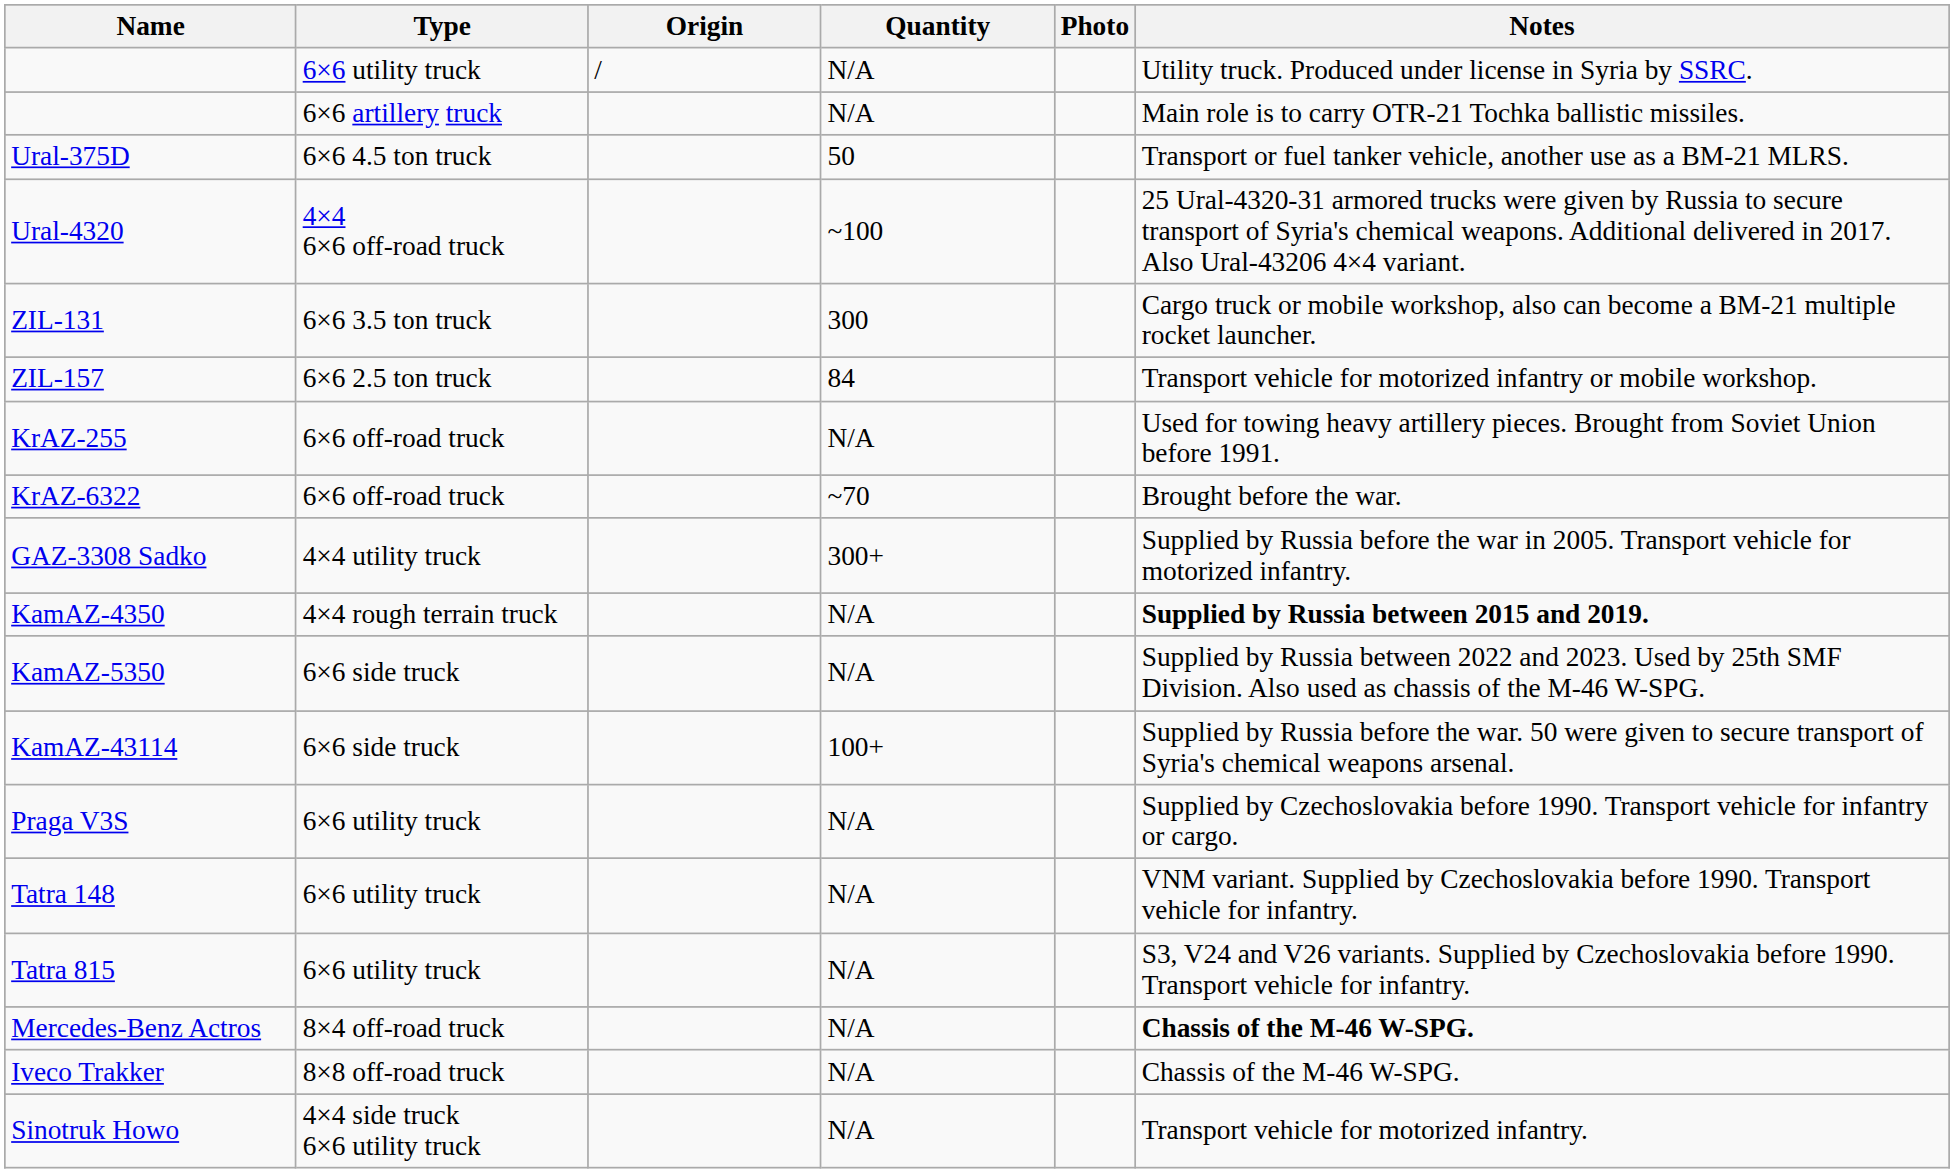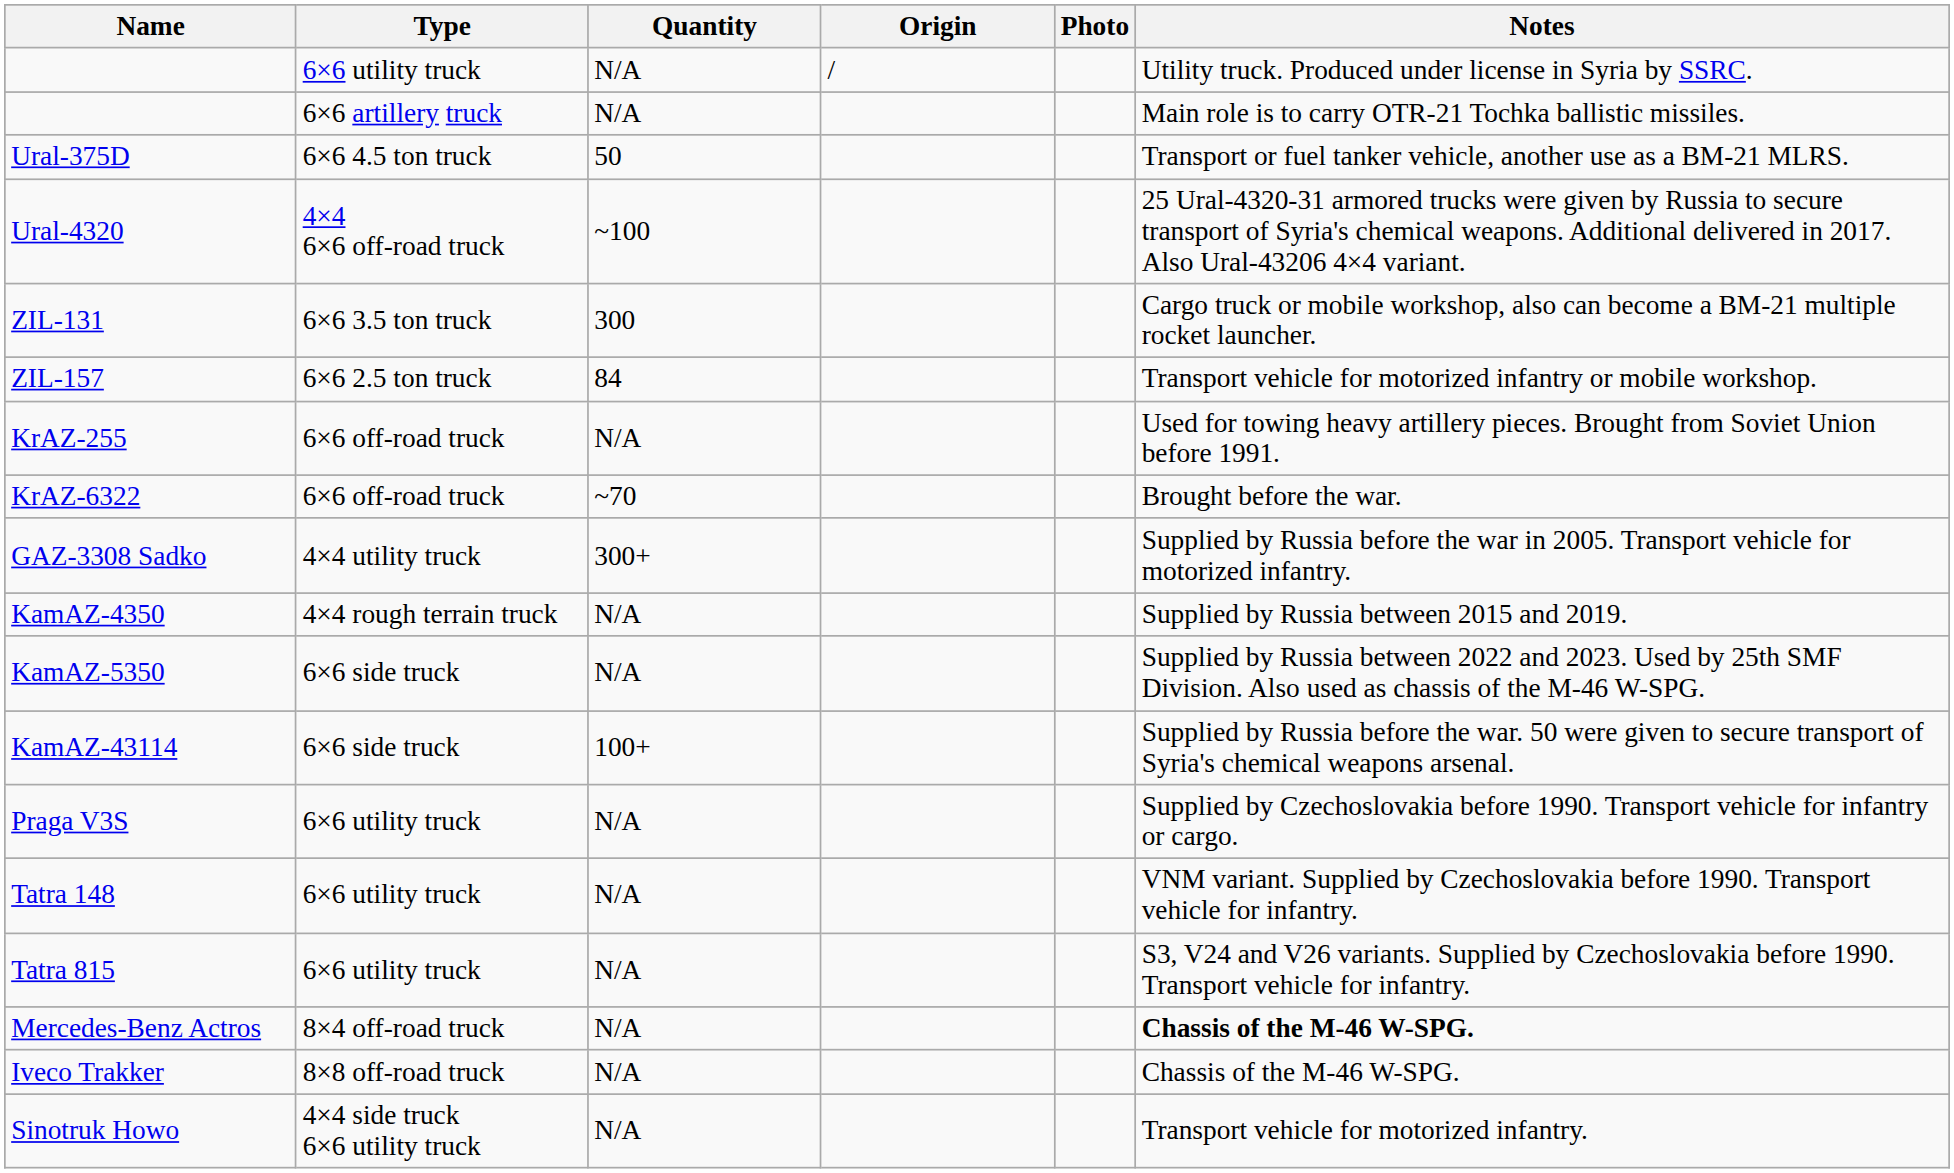columns swapped: (938, 26) <-> (705, 26)
(1395, 614) bold -> (1384, 614) normal
